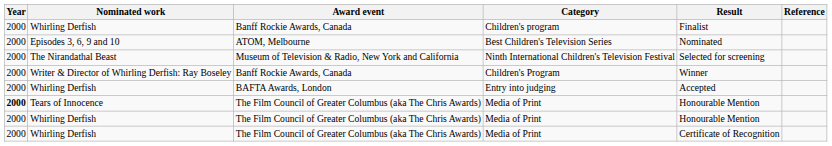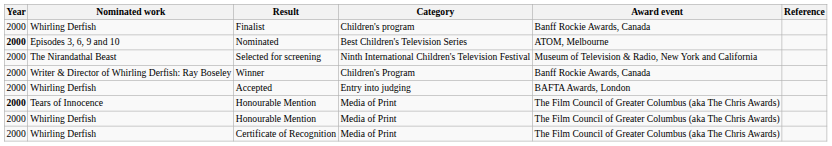columns swapped: (358, 12) <-> (729, 12)
(16, 42) normal -> (16, 42) bold
